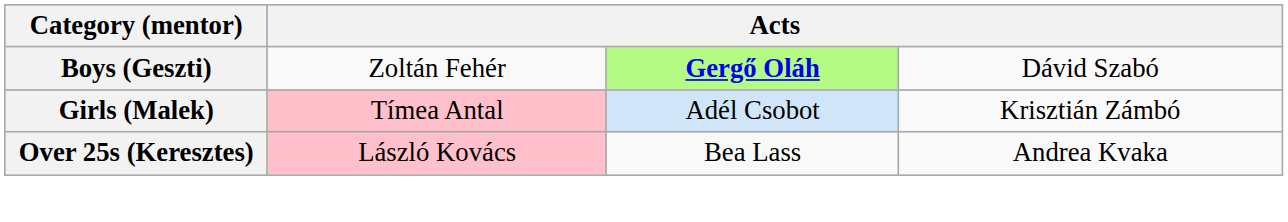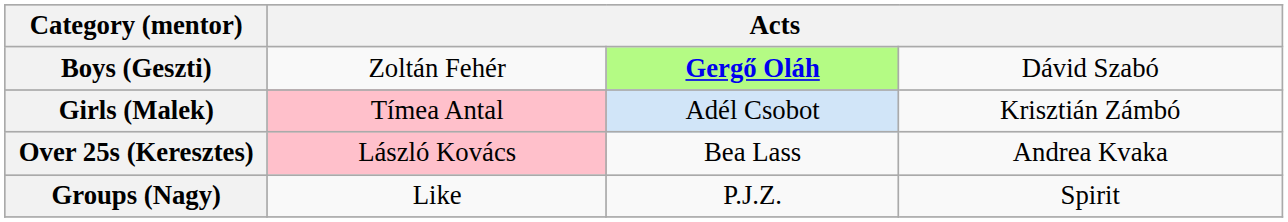+ row: (136, 195)
